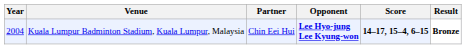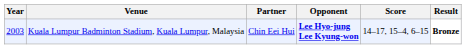(15, 31) 2004 -> (15, 31) 2003
(396, 31) bold -> (396, 31) normal
